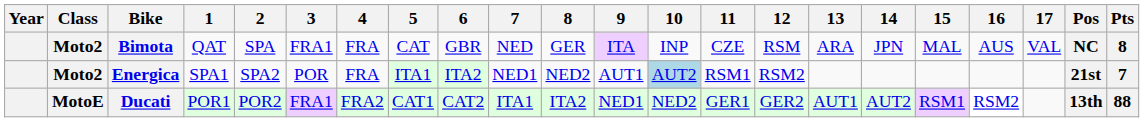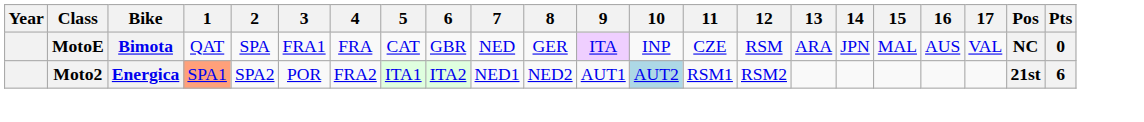(78, 46) Moto2 -> (78, 46) MotoE
(1122, 46) 8 -> (1061, 46) 0
(209, 74) no background -> (207, 74) lightsalmon background
(362, 74) FRA -> (355, 74) FRA2
(1122, 74) 7 -> (1061, 74) 6
- row: (146, 102)
